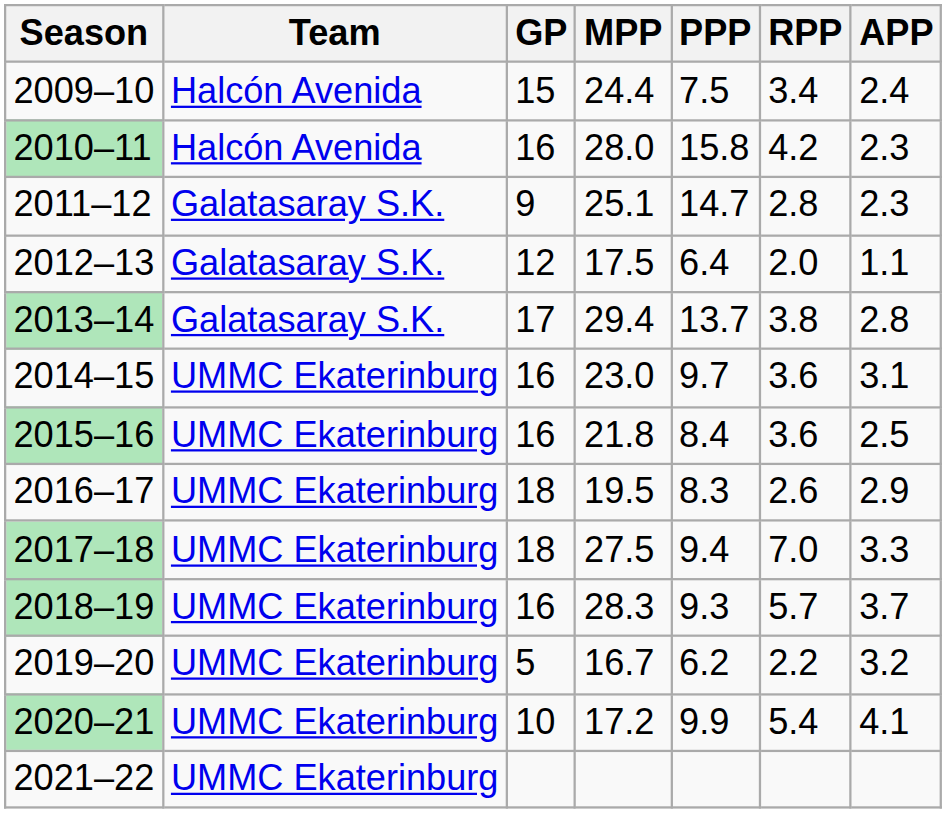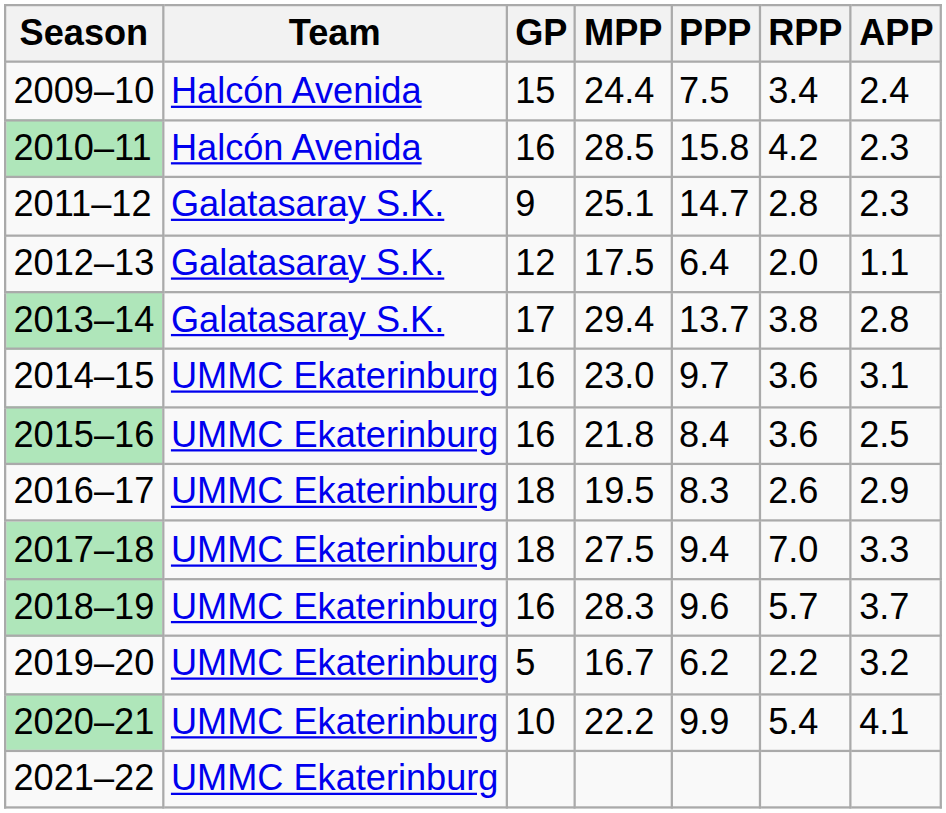(619, 147) 28.0 -> (619, 147) 28.5
(704, 606) 9.3 -> (704, 606) 9.6
(619, 721) 17.2 -> (619, 721) 22.2
